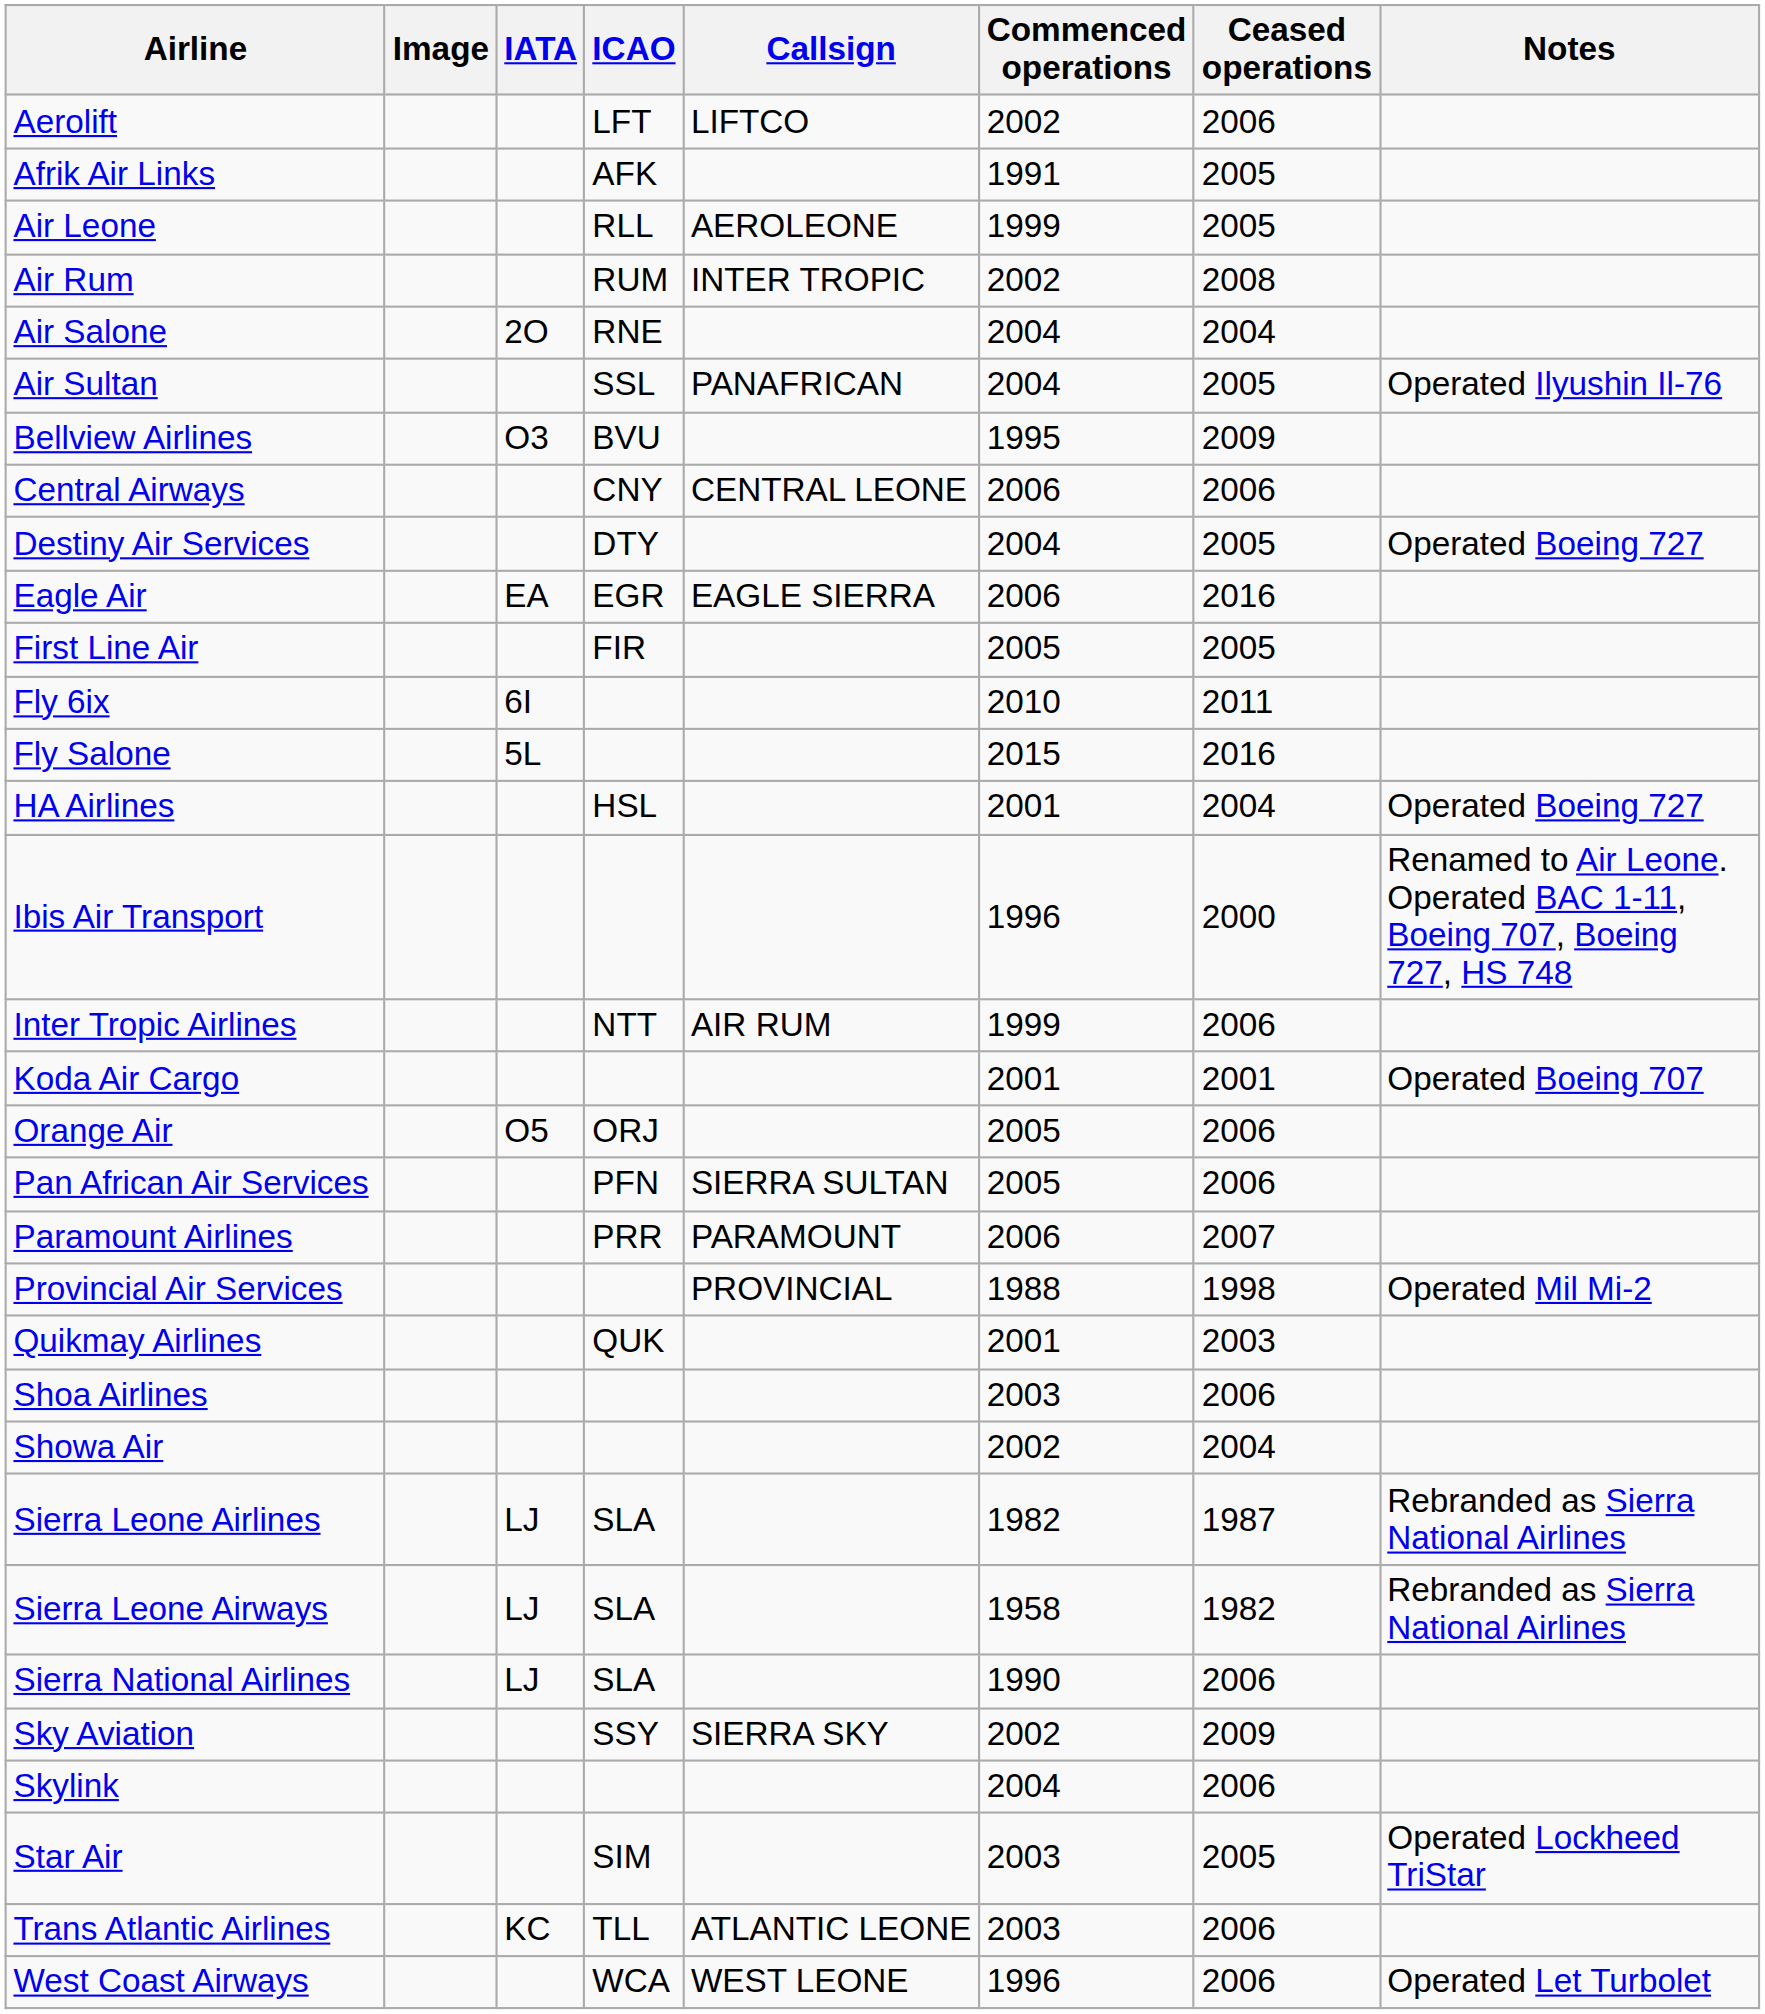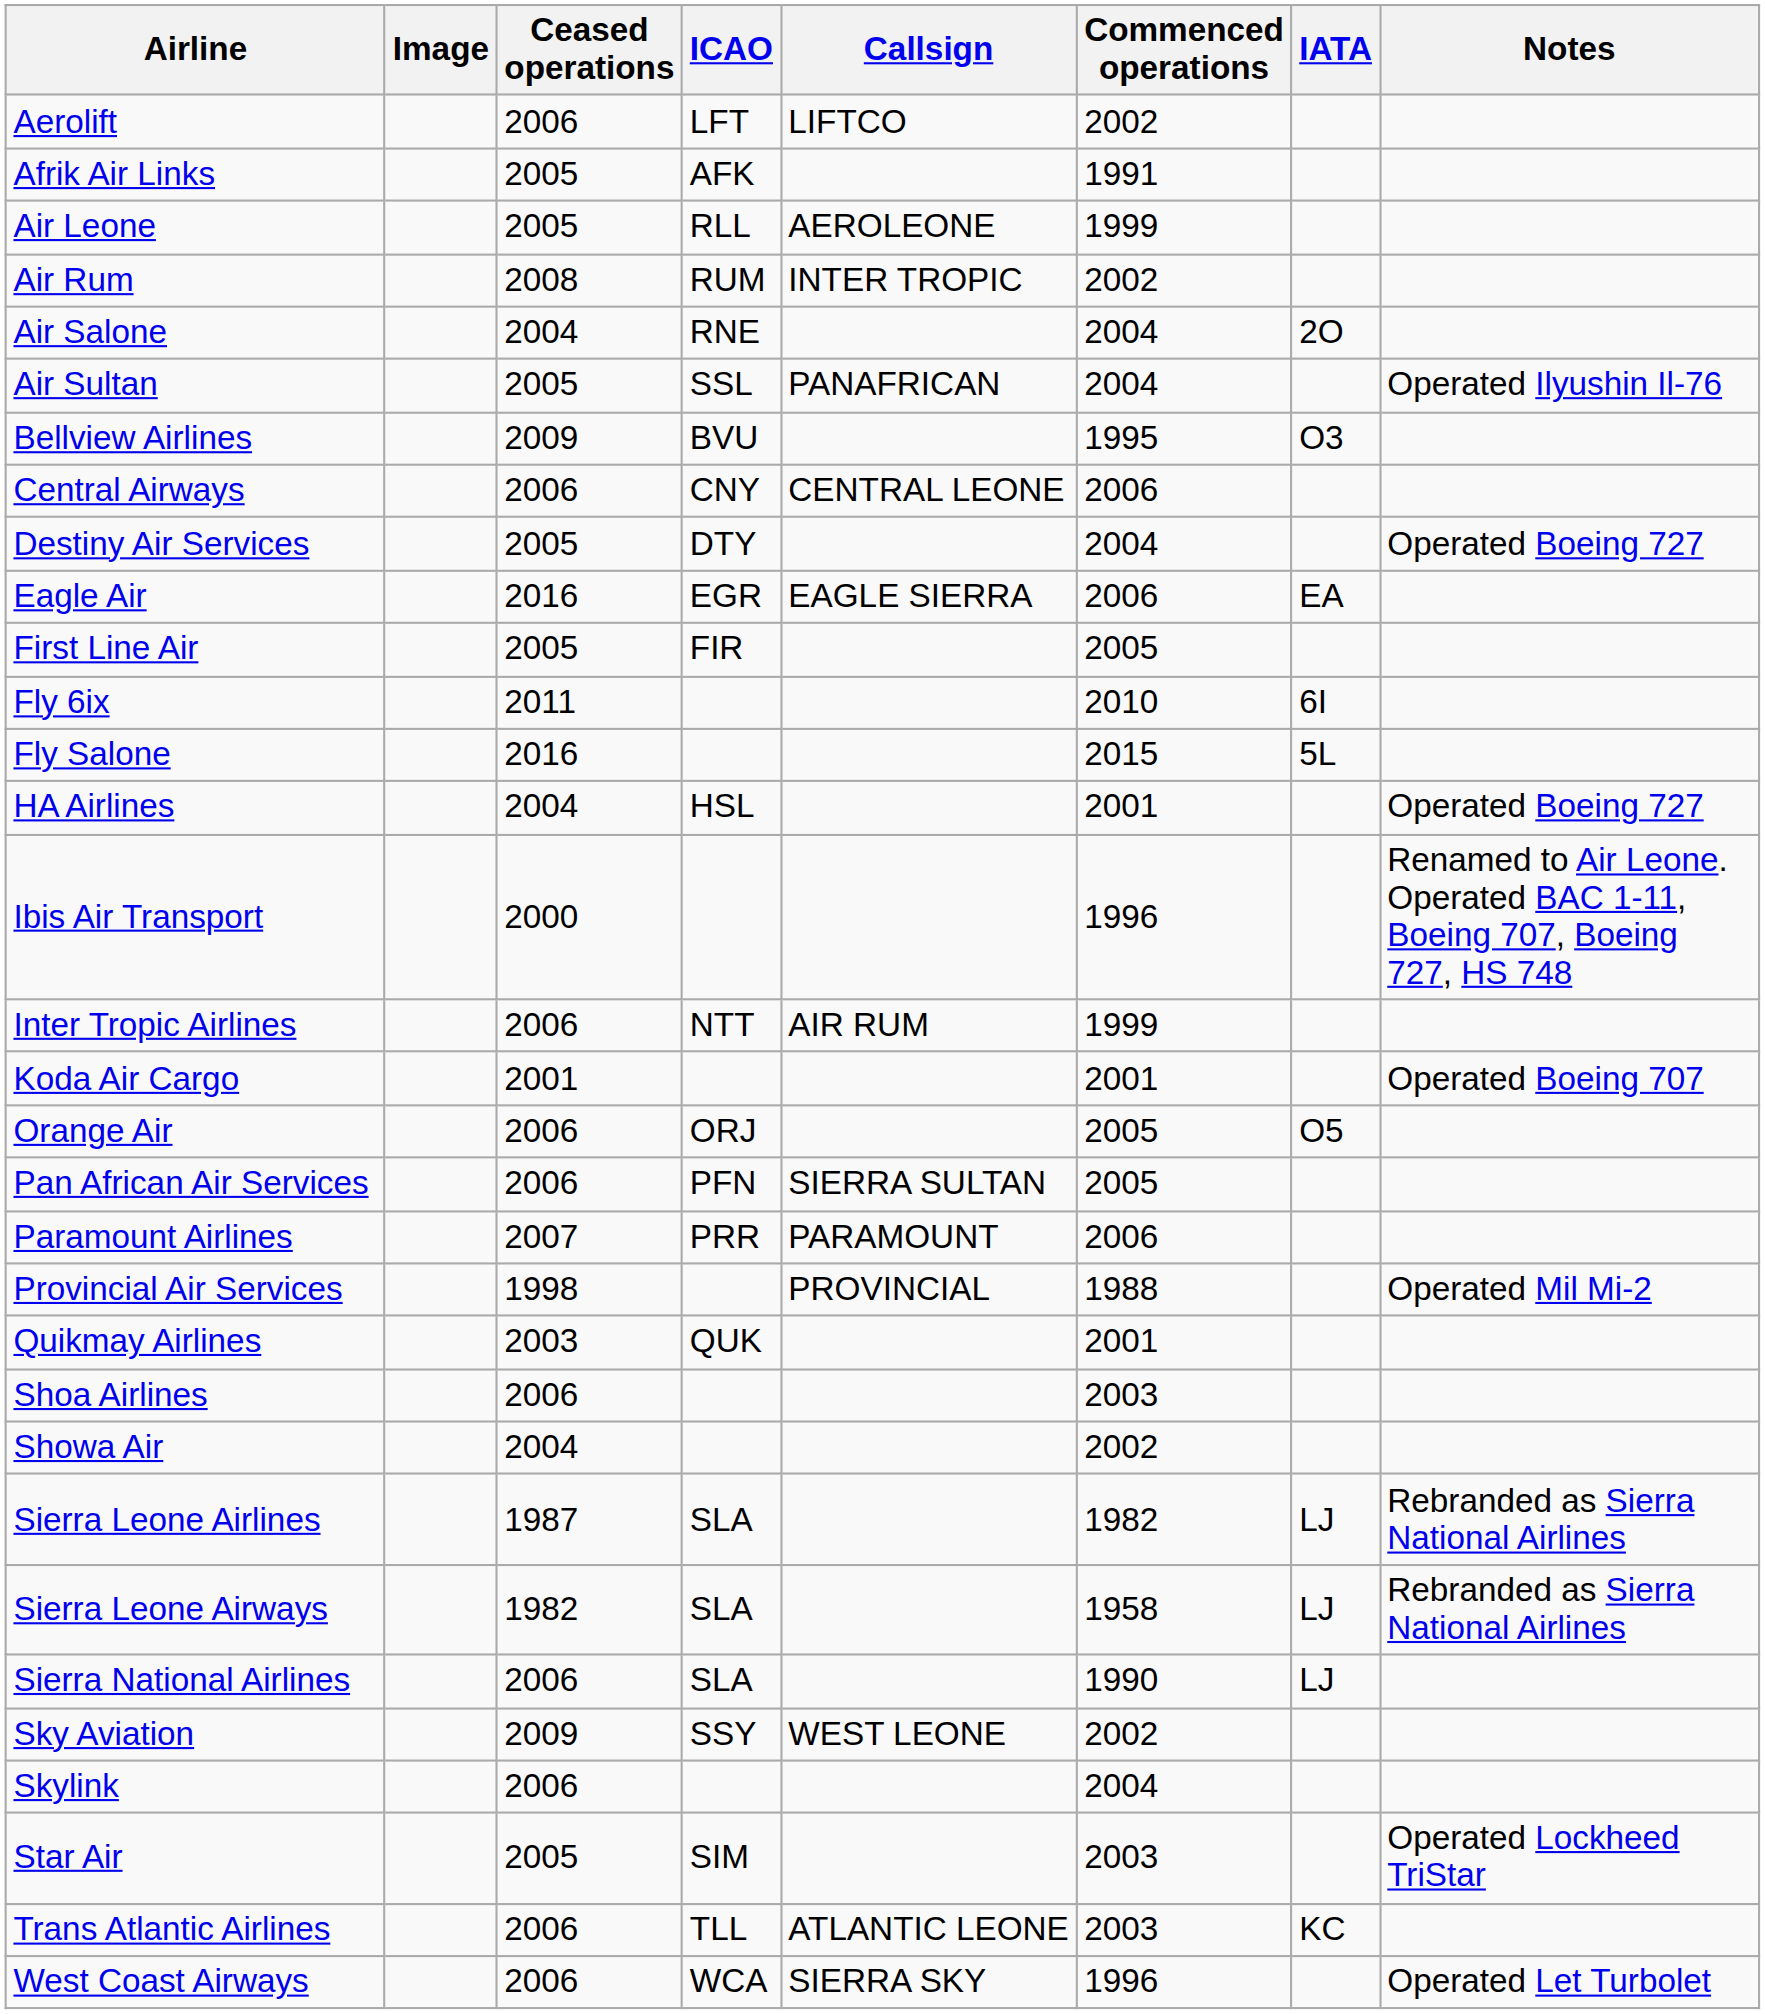columns swapped: (541, 49) <-> (1287, 49)
(790, 1733) SIERRA SKY -> (897, 1733) WEST LEONE
(800, 1981) WEST LEONE -> (887, 1981) SIERRA SKY
